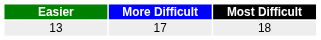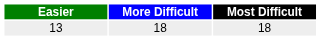(160, 28) 17 -> (160, 28) 18
